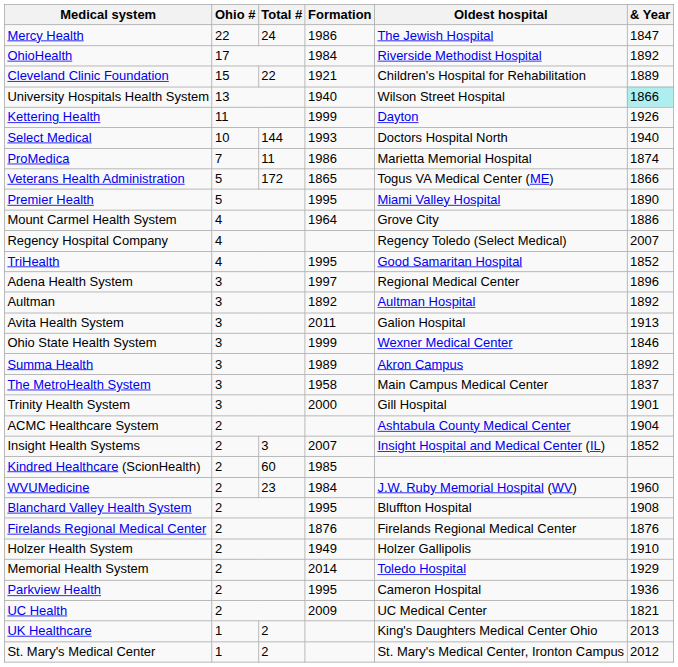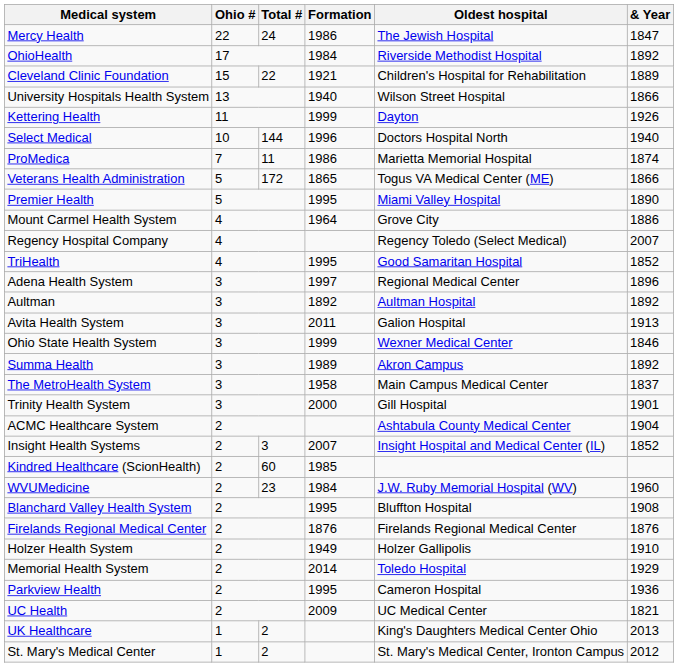(644, 96) paleturquoise background -> (644, 96) no background
(323, 138) 1993 -> (323, 138) 1996
